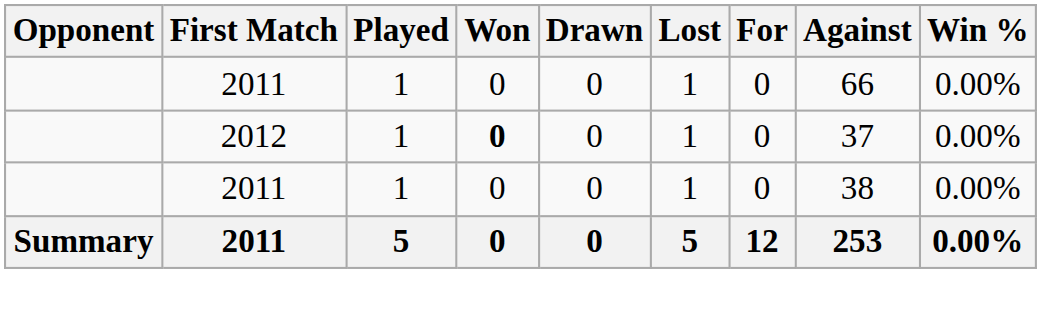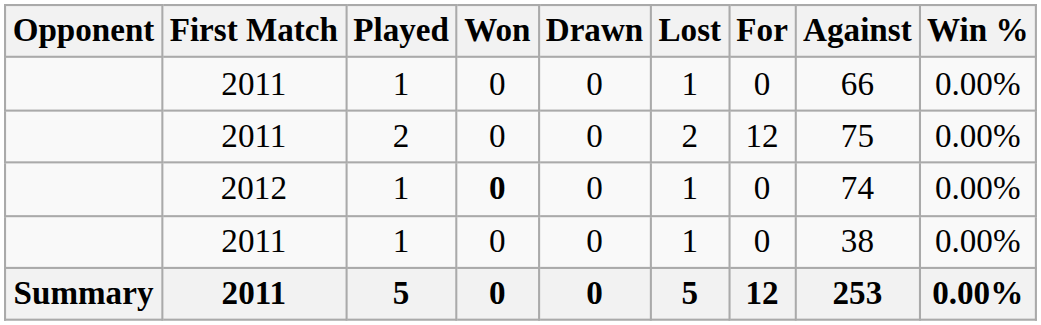+ row: (254, 135)
(857, 135) 37 -> (857, 188) 74
